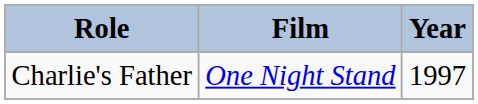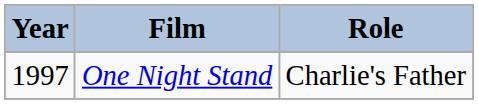columns swapped: (437, 28) <-> (102, 28)
